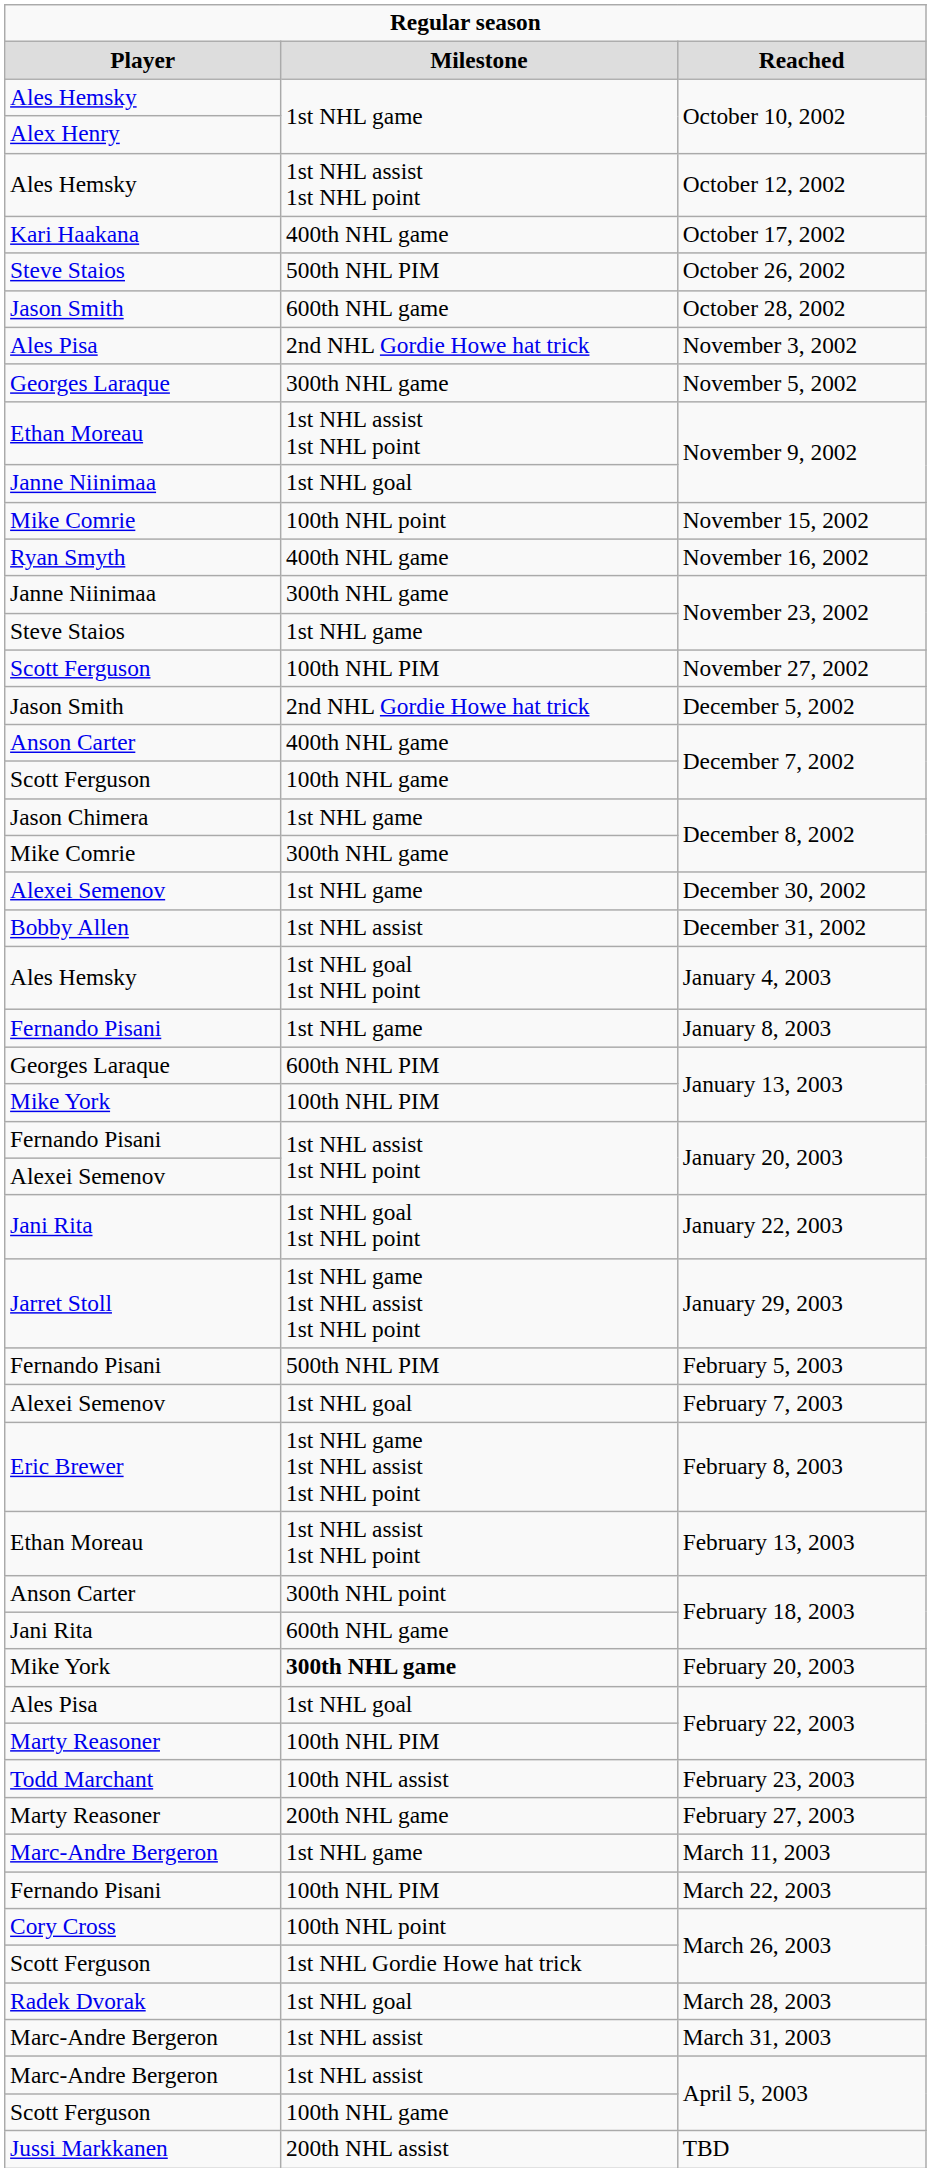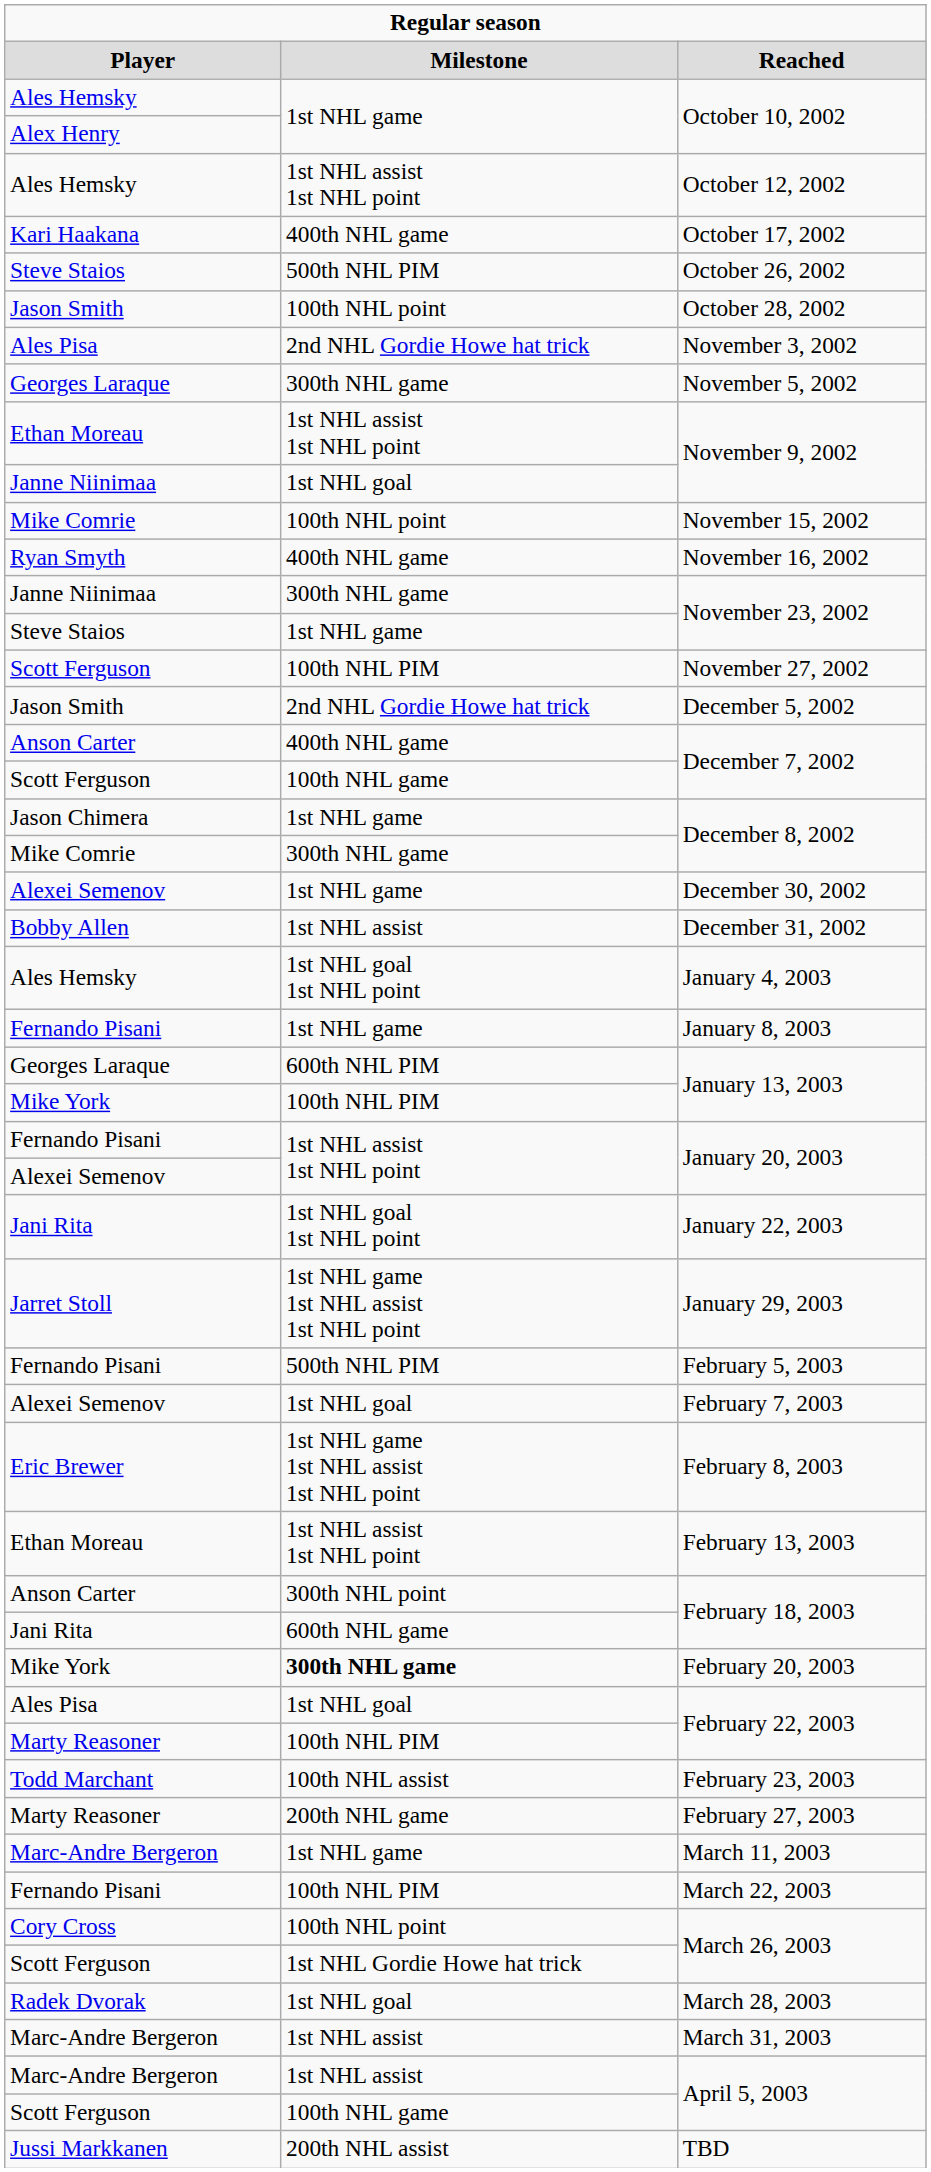(367, 308) 600th NHL game -> (366, 308) 100th NHL point
